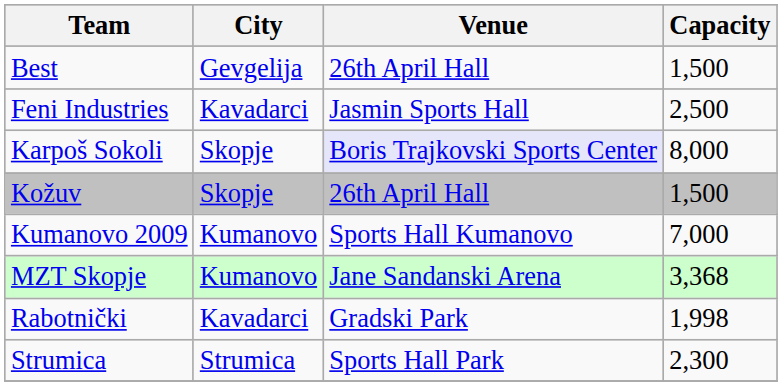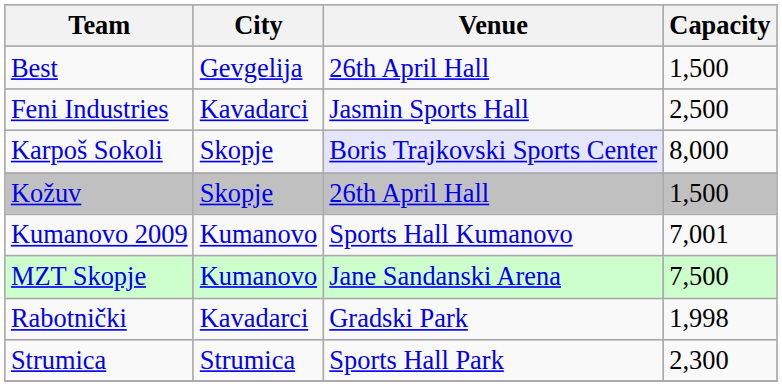(699, 234) 7,000 -> (699, 234) 7,001
(699, 276) 3,368 -> (699, 276) 7,500
